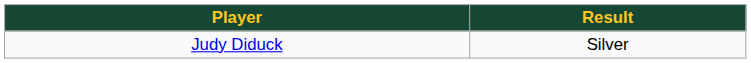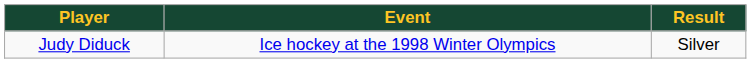+ column: (407, 17)
